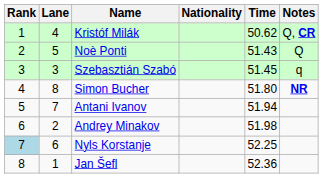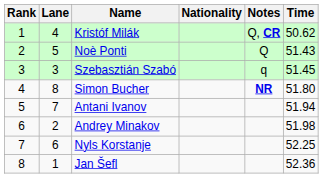columns swapped: (262, 13) <-> (299, 13)
(22, 145) lightblue background -> (22, 145) no background
